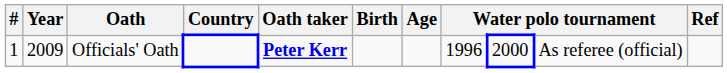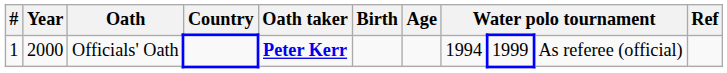(45, 50) 2009 -> (45, 50) 2000
(464, 50) 1996 -> (464, 50) 1994
(510, 50) 2000 -> (510, 50) 1999
